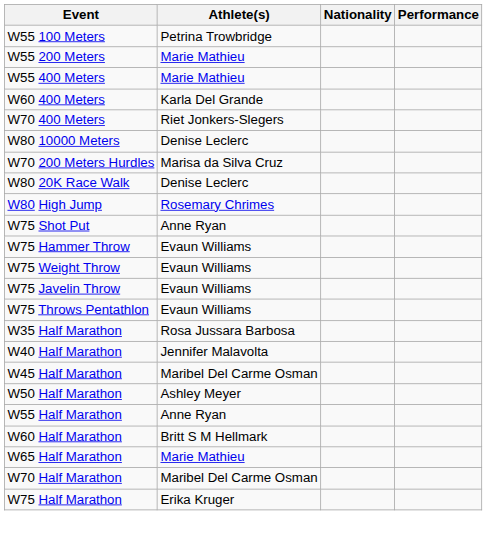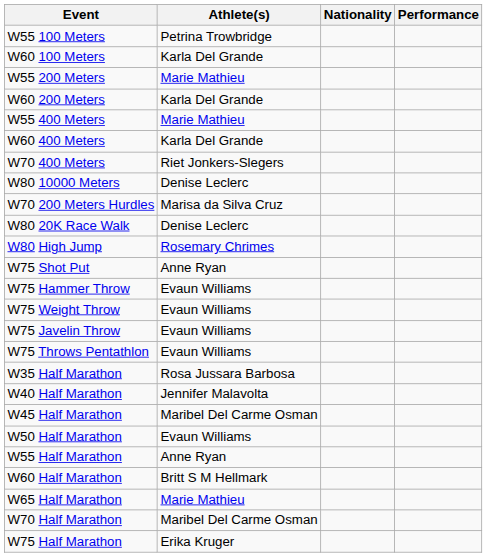+ row: (56, 57)
+ row: (56, 99)
(201, 394) Ashley Meyer -> (206, 436) Evaun Williams
